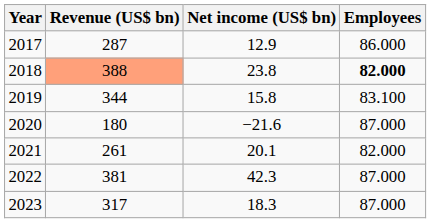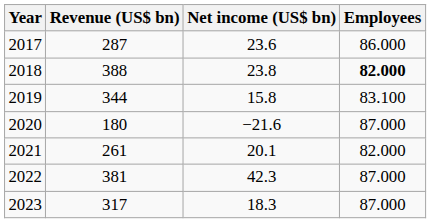(262, 44) 12.9 -> (262, 44) 23.6
(115, 71) lightsalmon background -> (115, 71) no background
